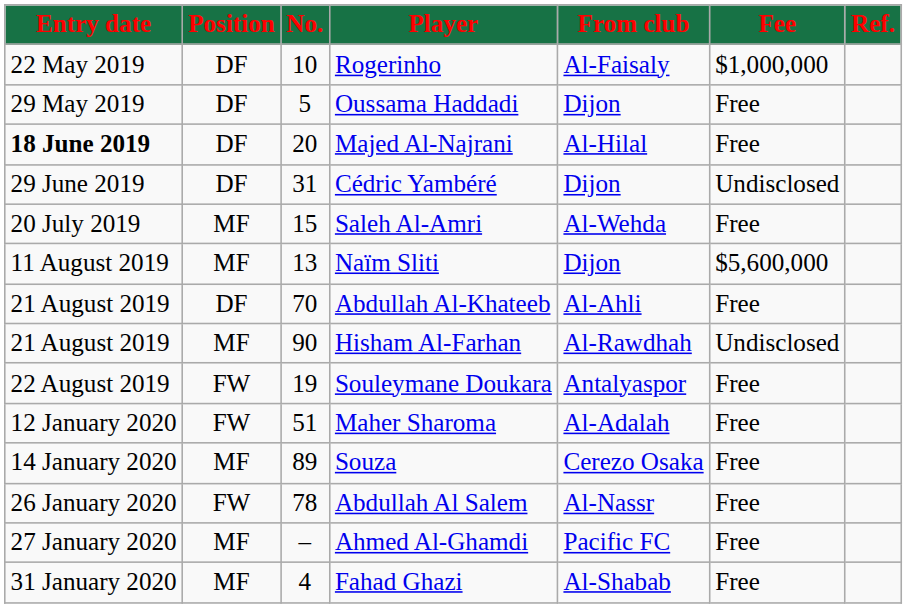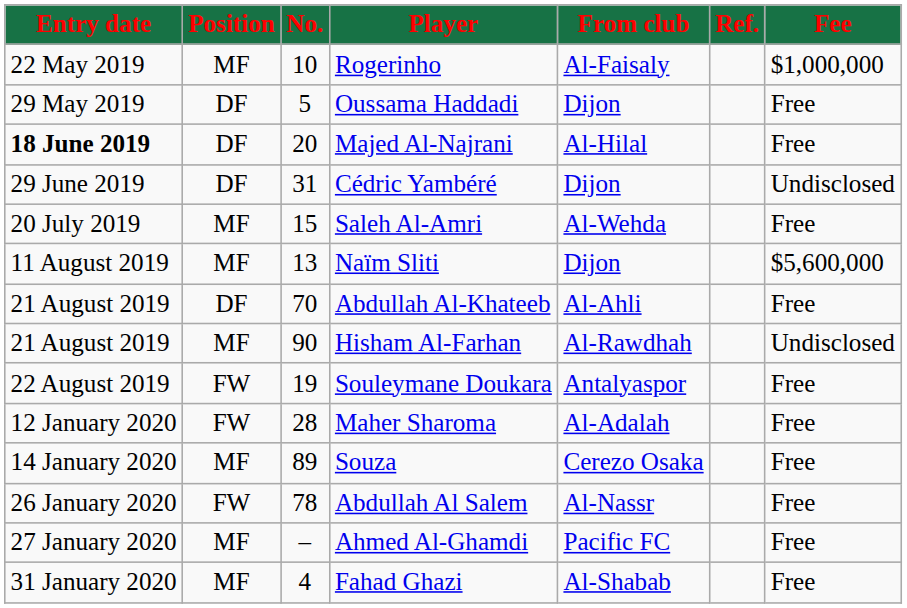columns swapped: (777, 24) <-> (873, 24)
(231, 64) DF -> (231, 64) MF
(305, 422) 51 -> (305, 422) 28
